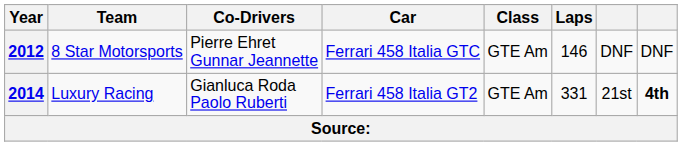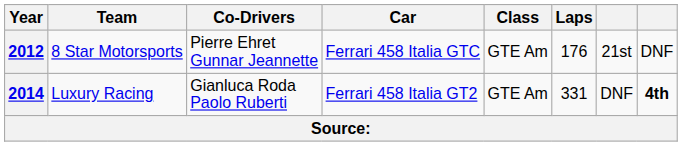(574, 52) 146 -> (574, 52) 176
(617, 52) DNF -> (617, 52) 21st
(617, 95) 21st -> (617, 95) DNF
